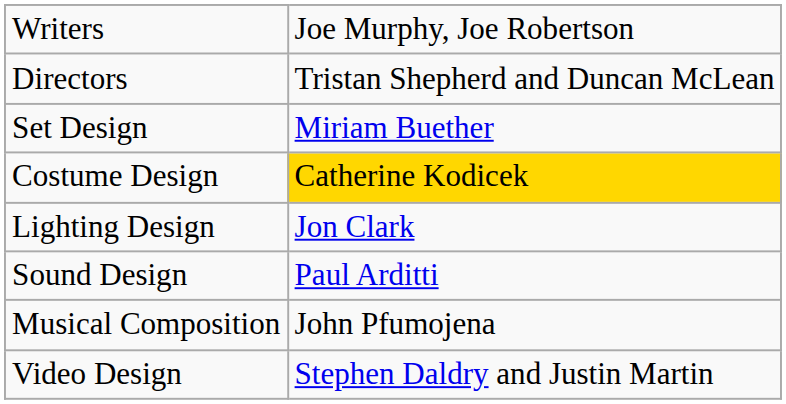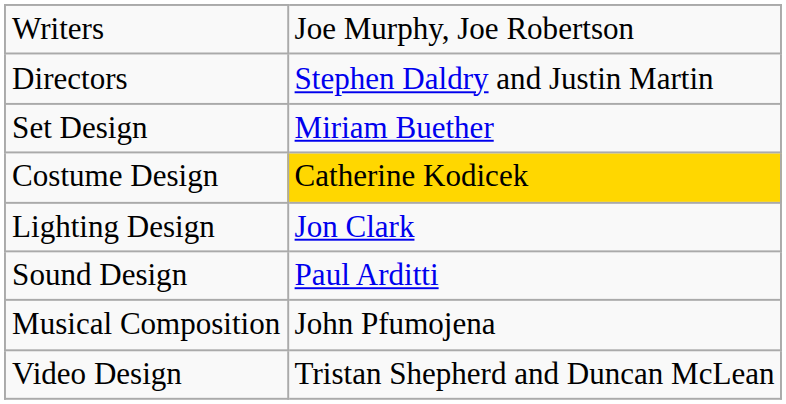(535, 78) Tristan Shepherd and Duncan McLean -> (504, 78) Stephen Daldry and Justin Martin
(504, 373) Stephen Daldry and Justin Martin -> (535, 373) Tristan Shepherd and Duncan McLean
